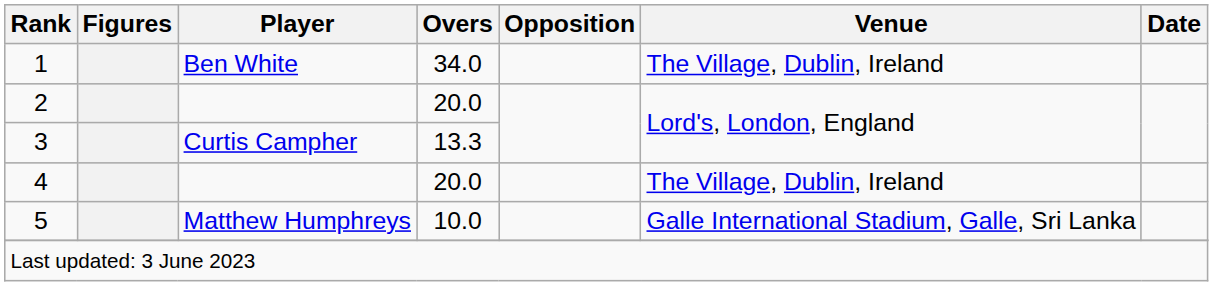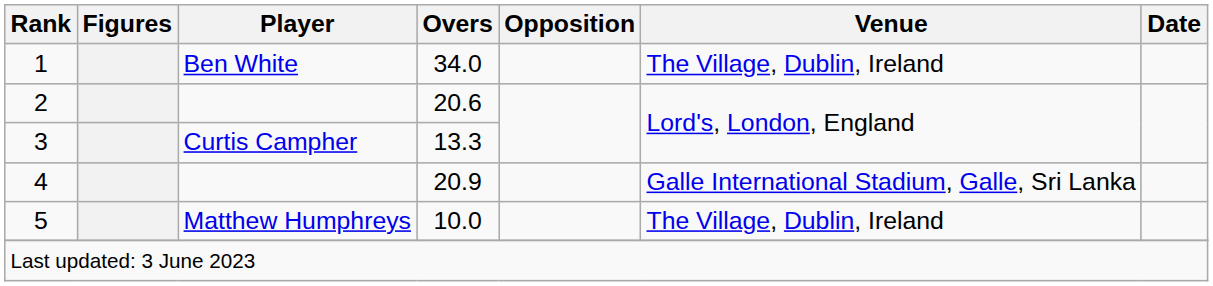(458, 102) 20.0 -> (458, 102) 20.6
(458, 181) 20.0 -> (458, 181) 20.9
(795, 181) The Village, Dublin, Ireland -> (891, 181) Galle International Stadium, Galle, Sri Lanka
(891, 220) Galle International Stadium, Galle, Sri Lanka -> (795, 220) The Village, Dublin, Ireland
